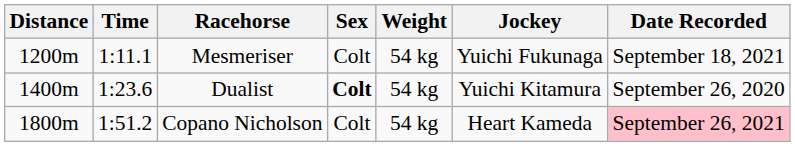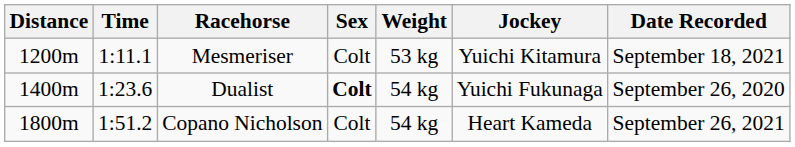(414, 55) 54 kg -> (414, 55) 53 kg
(530, 55) Yuichi Fukunaga -> (530, 55) Yuichi Kitamura
(530, 89) Yuichi Kitamura -> (530, 89) Yuichi Fukunaga
(699, 123) pink background -> (699, 123) no background
